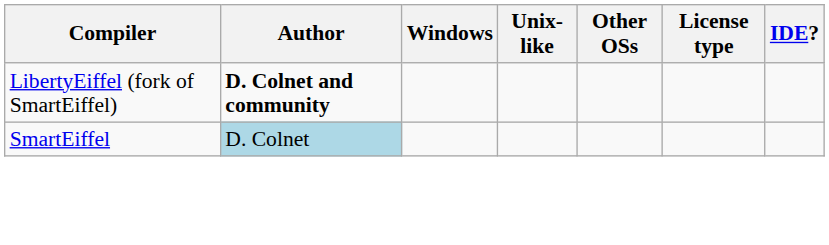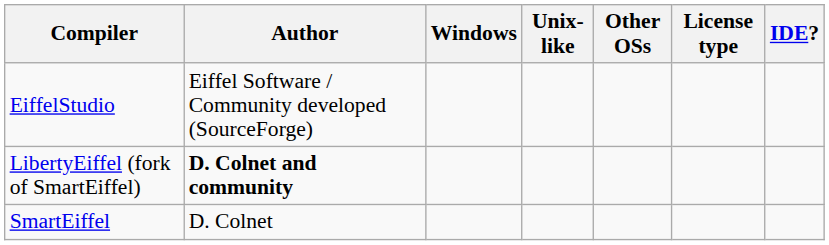+ row: (62, 104)
(267, 138) lightblue background -> (231, 221) no background
